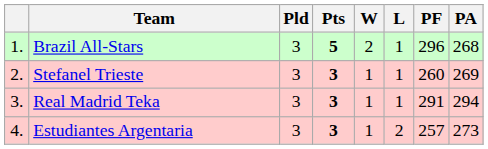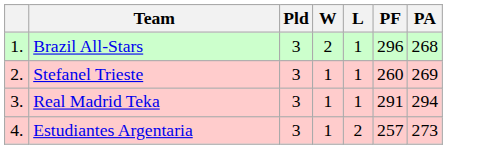- column: (333, 18)
